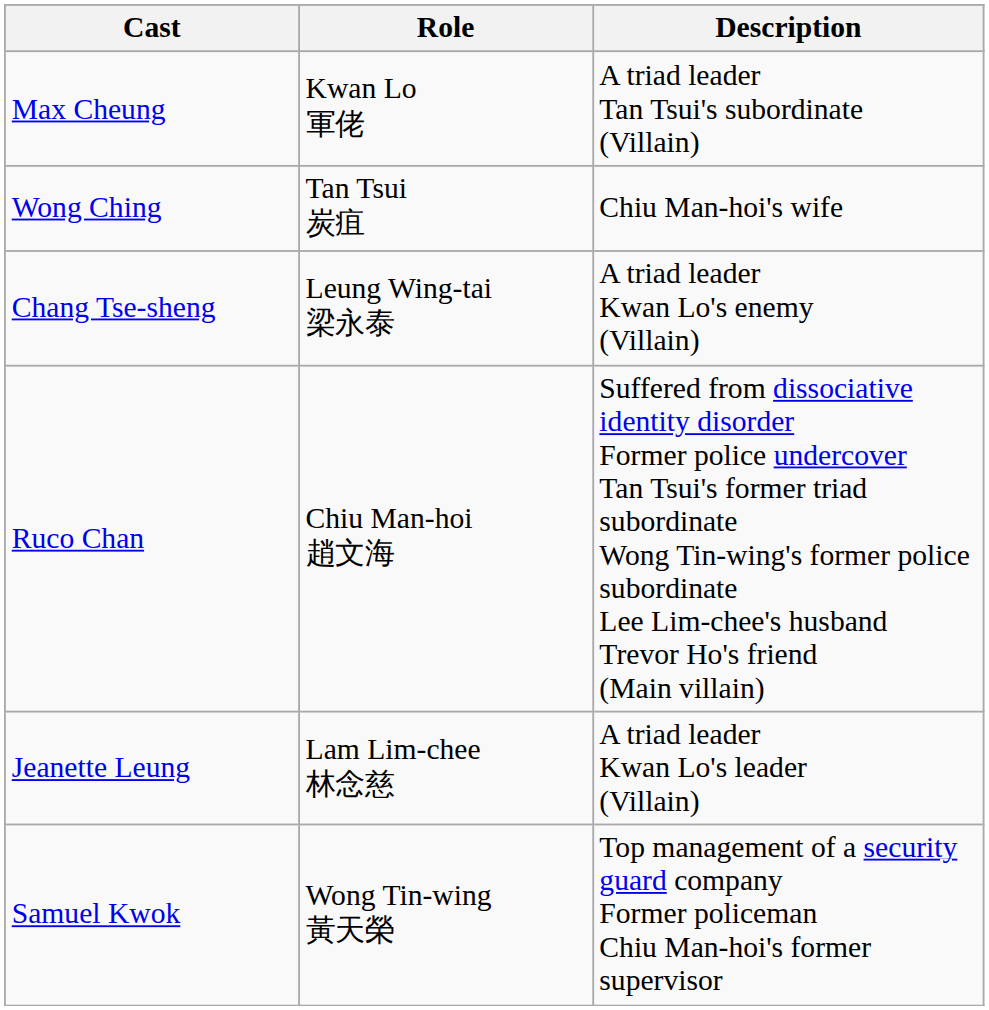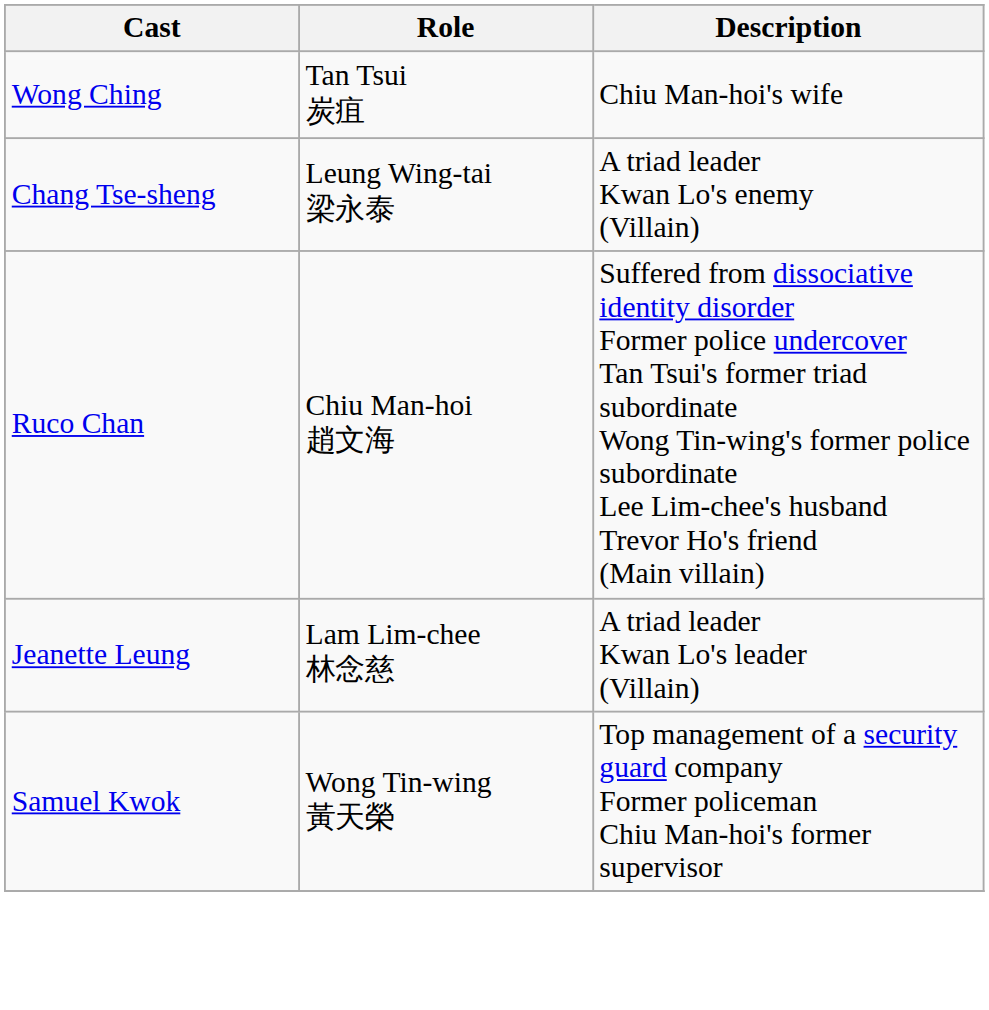- row: (89, 108)
